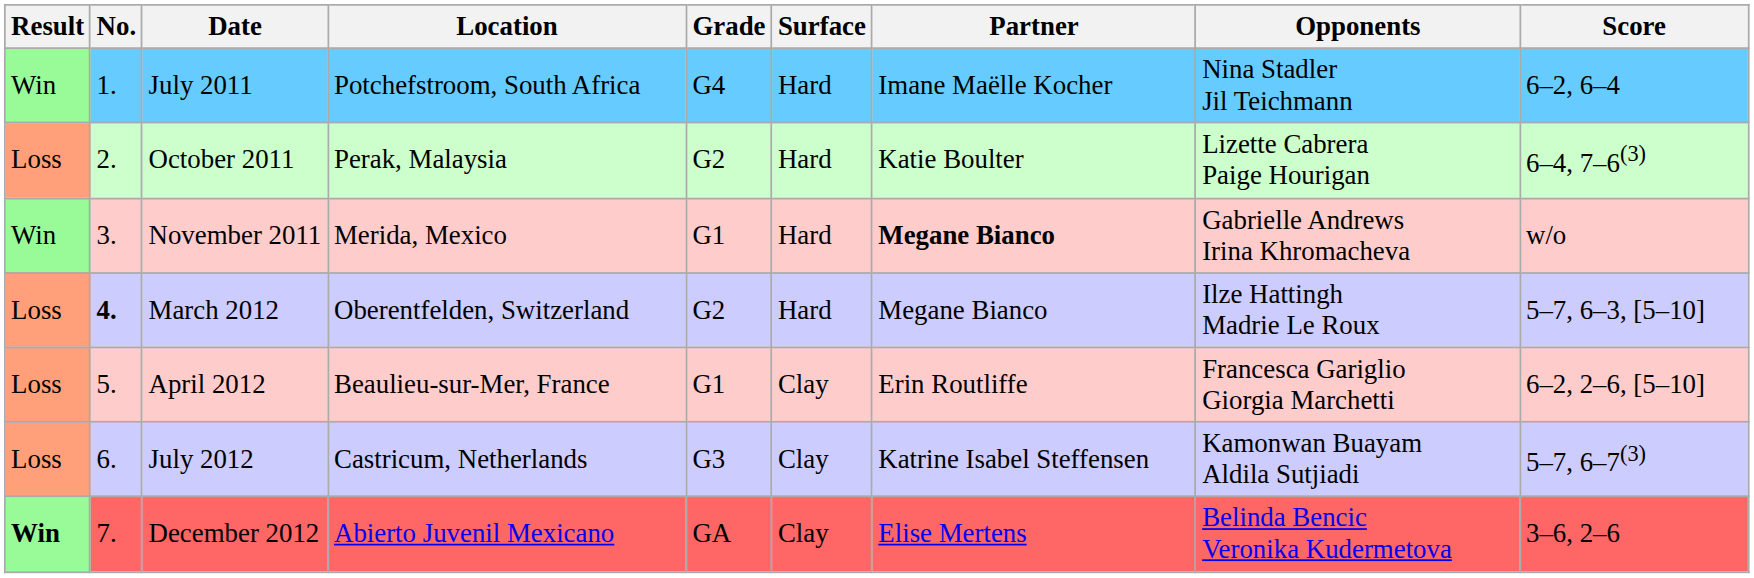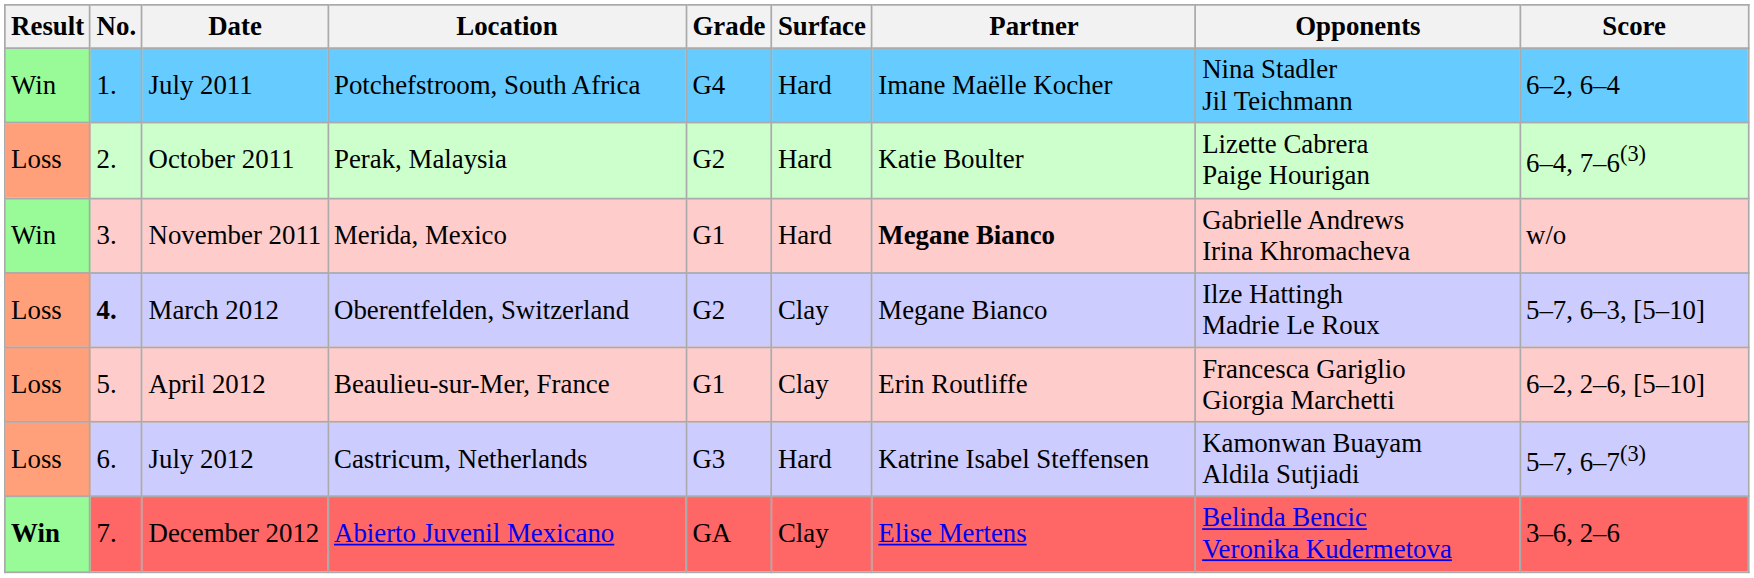(805, 309) Hard -> (803, 309) Clay
(803, 458) Clay -> (805, 458) Hard
